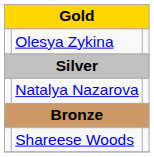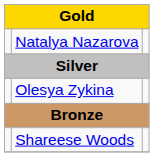rows swapped: (64, 41) <-> (77, 90)
